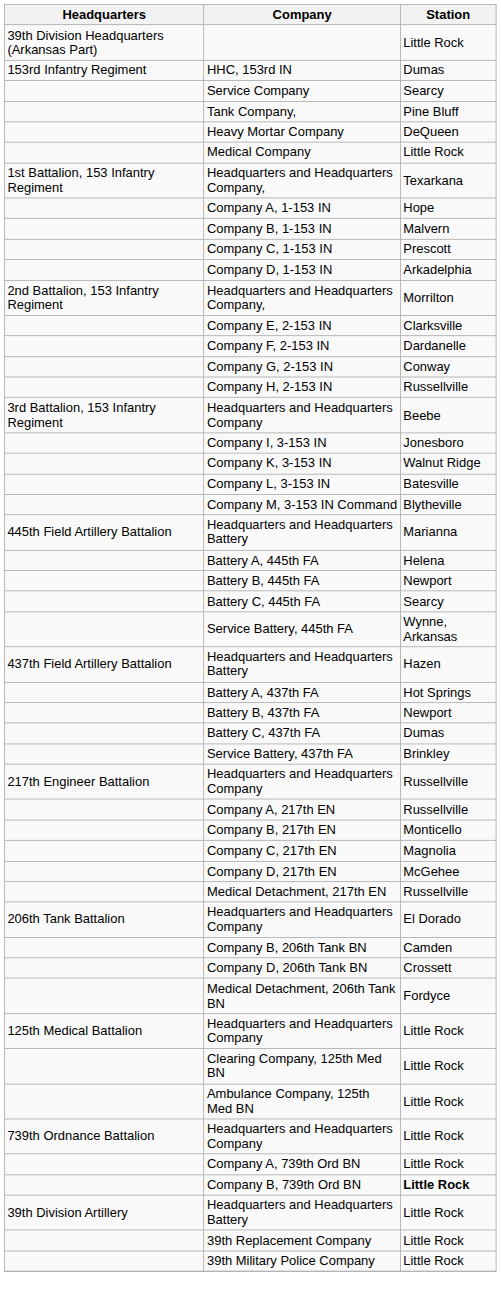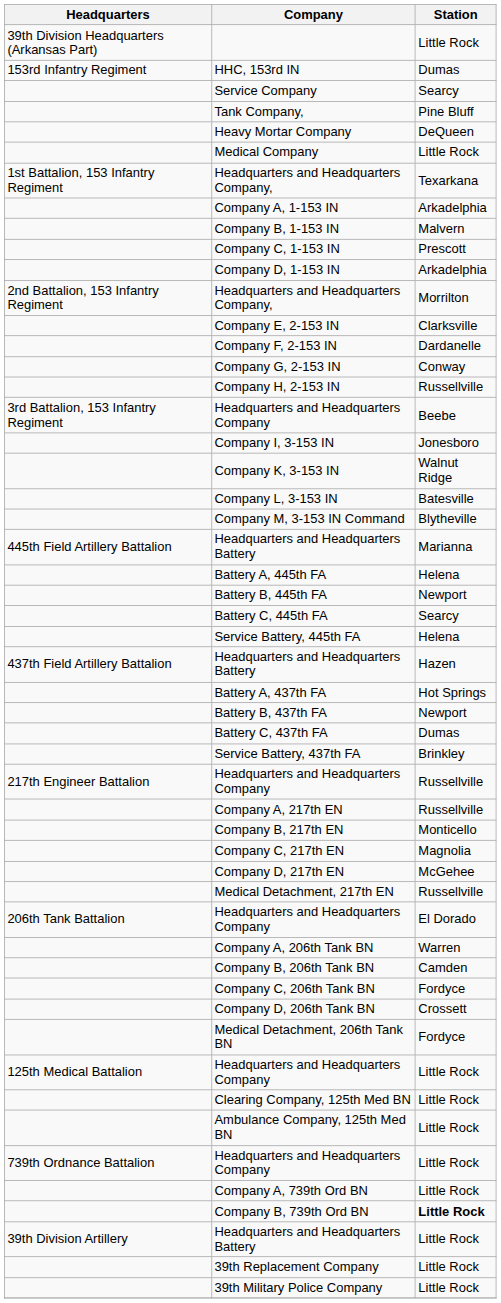(419, 208) Hope -> (453, 208) Arkadelphia
(430, 629) Wynne, Arkansas -> (439, 636) Helena
+ row: (108, 947)
+ row: (108, 989)
